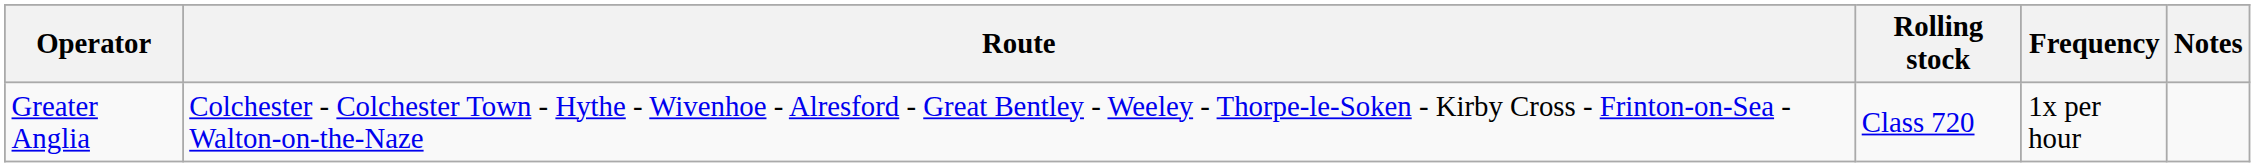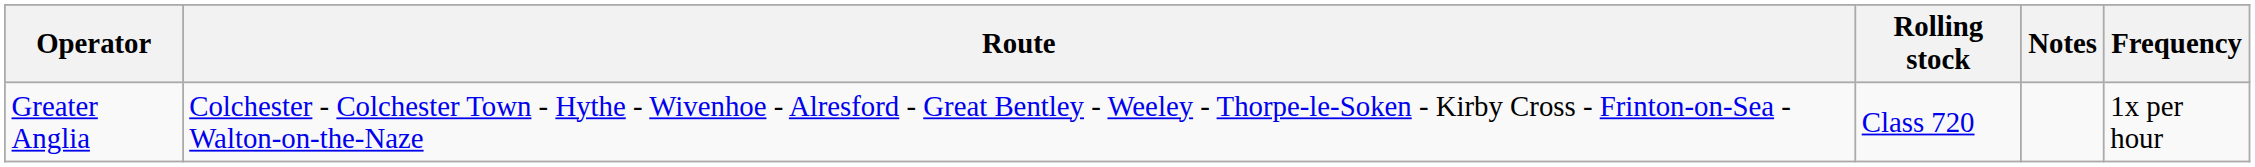columns swapped: (2094, 43) <-> (2208, 43)
